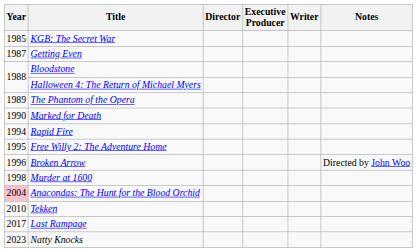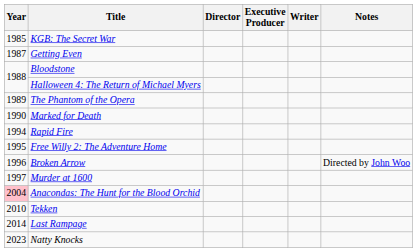(16, 178) 1998 -> (16, 178) 1997
(16, 224) 2017 -> (16, 224) 2014
